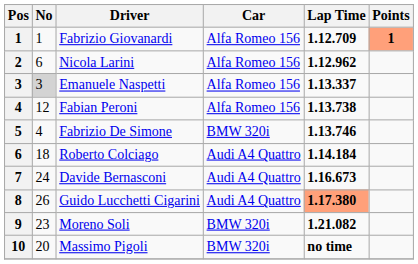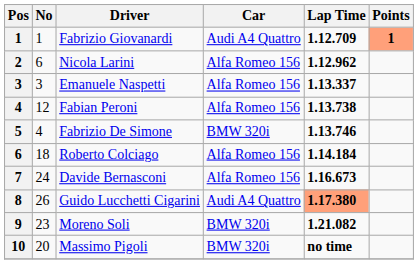(253, 38) Alfa Romeo 156 -> (254, 38) Audi A4 Quattro
(39, 84) lightgrey background -> (39, 84) no background
(254, 154) Audi A4 Quattro -> (253, 154) Alfa Romeo 156
(254, 177) Audi A4 Quattro -> (253, 177) Alfa Romeo 156
